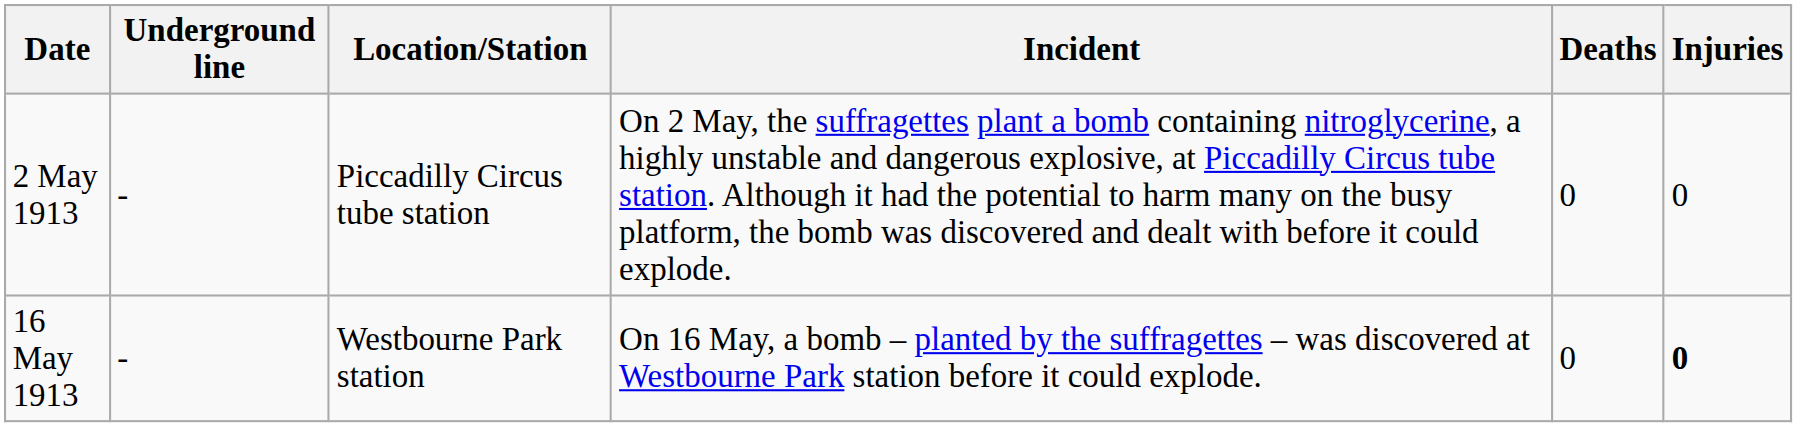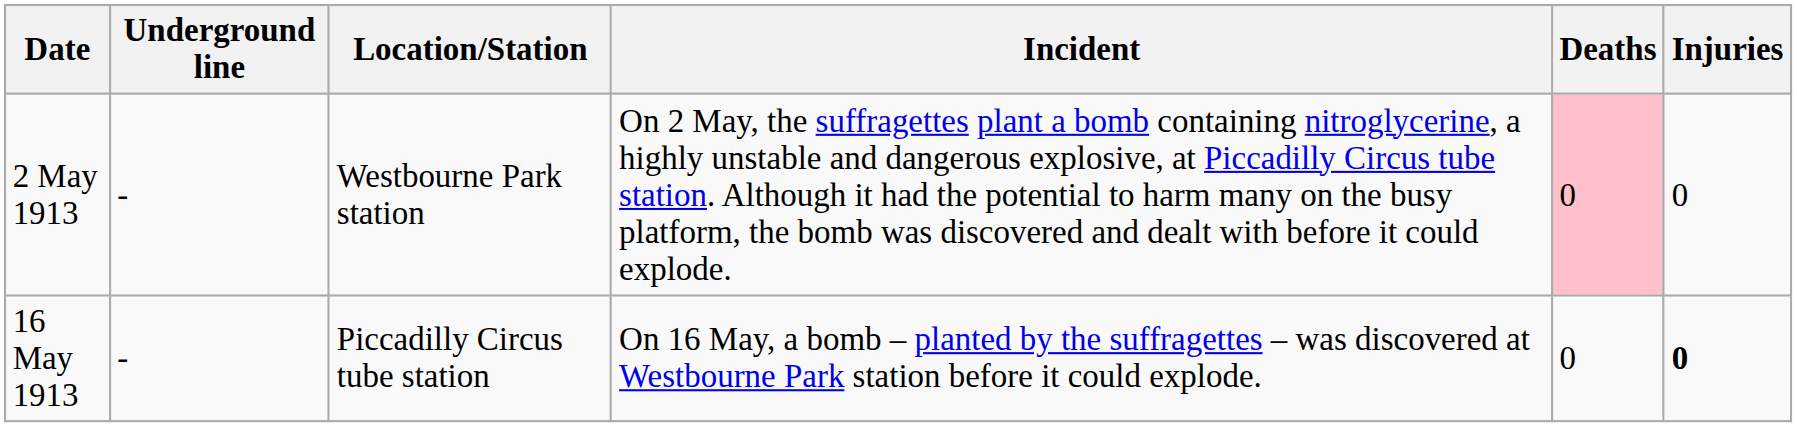(450, 194) Piccadilly Circus tube station -> (449, 194) Westbourne Park station
(1568, 194) no background -> (1568, 194) pink background
(449, 357) Westbourne Park station -> (450, 357) Piccadilly Circus tube station
